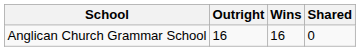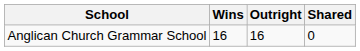columns swapped: (286, 14) <-> (238, 14)
